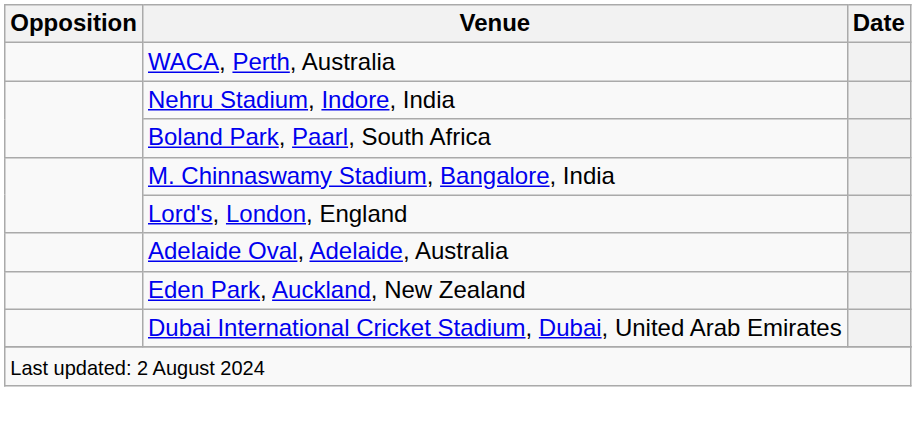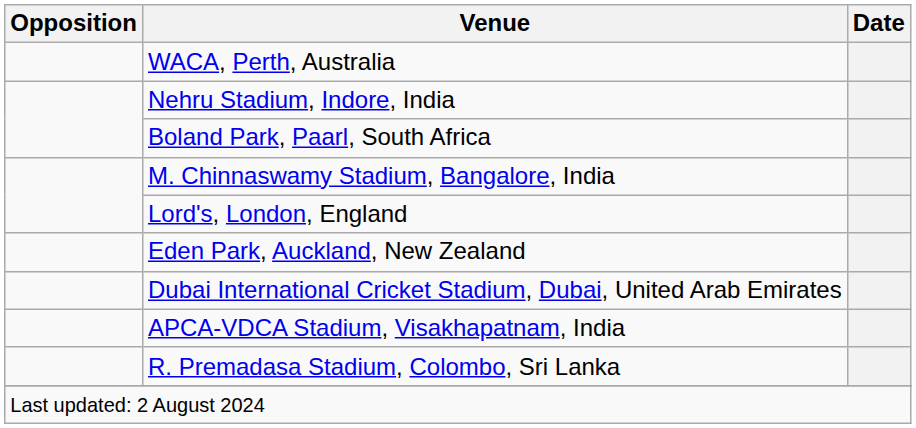- row: (328, 251)
+ row: (387, 328)
+ row: (384, 366)
